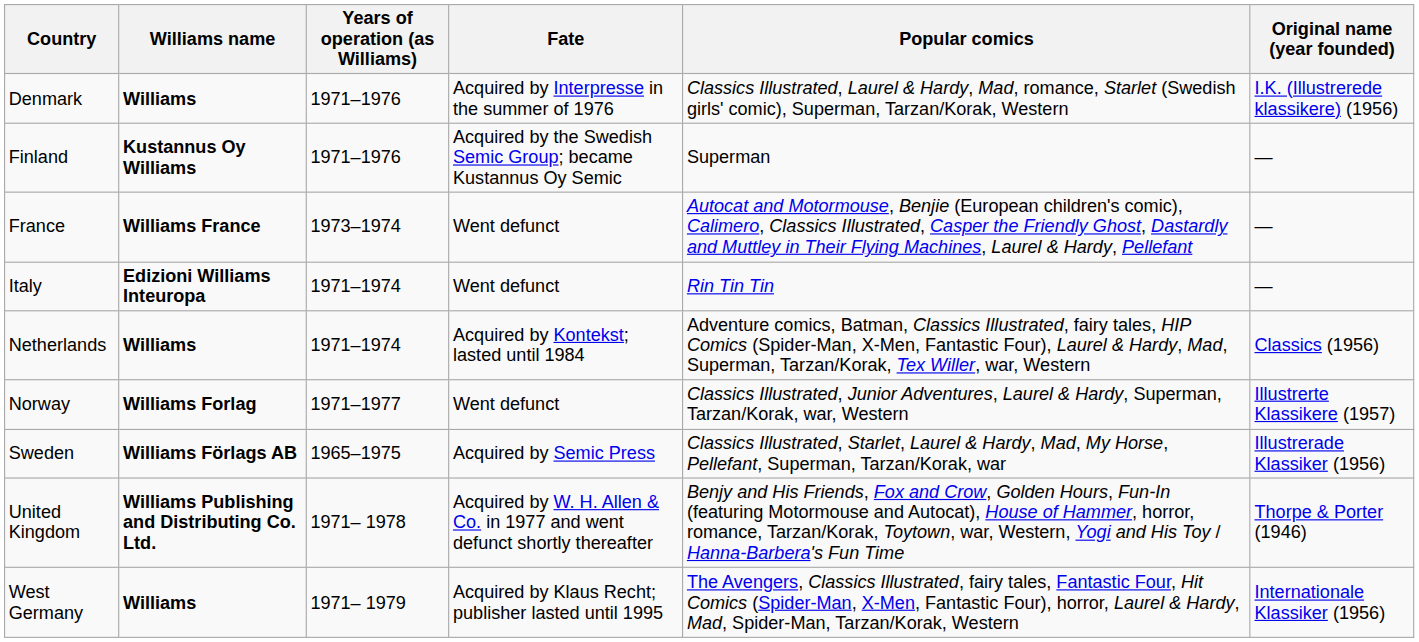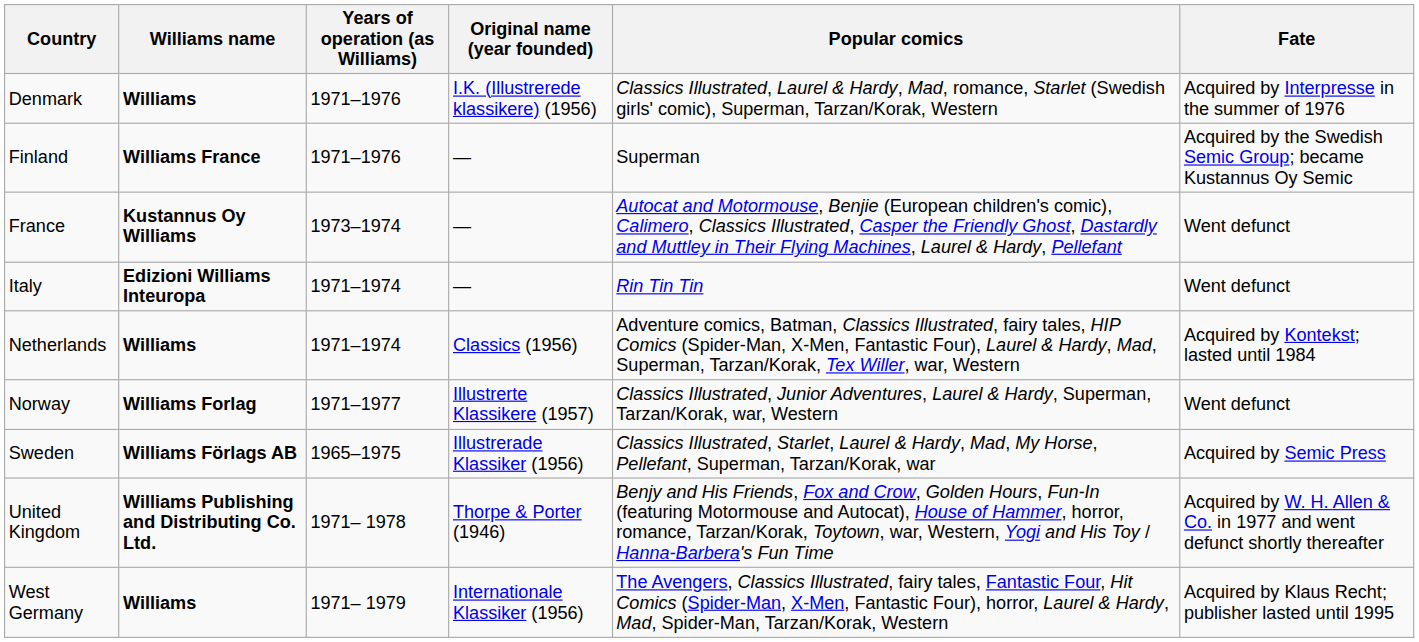columns swapped: (1332, 39) <-> (566, 39)
(184, 157) Kustannus Oy Williams -> (192, 157) Williams France
(192, 226) Williams France -> (184, 226) Kustannus Oy Williams
